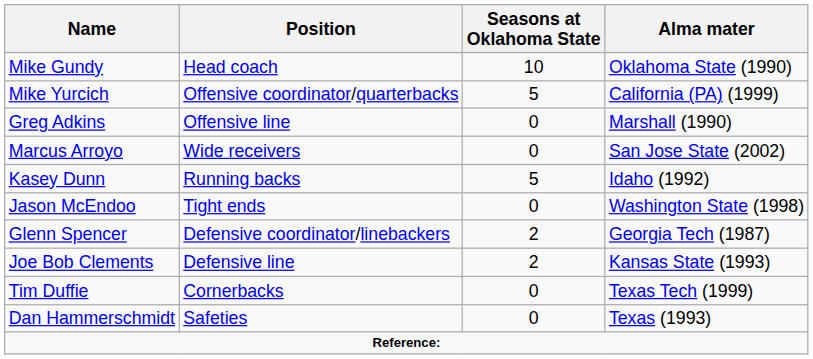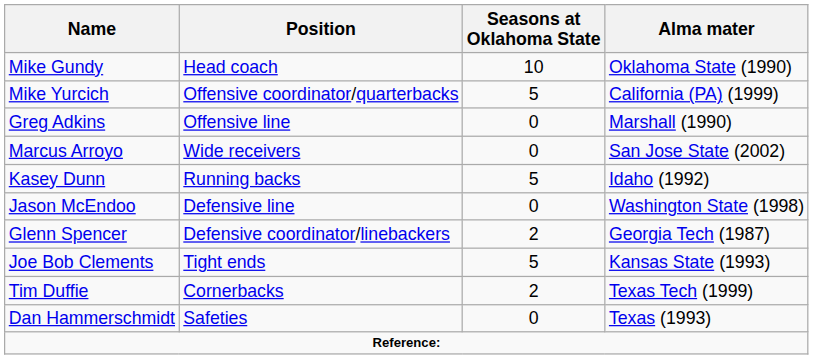(224, 207) Tight ends -> (239, 207) Defensive line
(239, 263) Defensive line -> (224, 263) Tight ends
(534, 263) 2 -> (534, 263) 5
(534, 291) 0 -> (534, 291) 2
